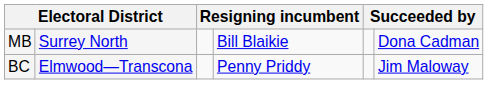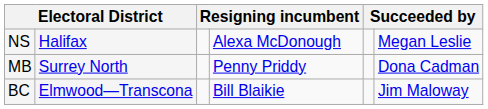+ row: (19, 41)
(253, 41) Bill Blaikie -> (260, 66) Penny Priddy
(264, 66) Penny Priddy -> (249, 91) Bill Blaikie
